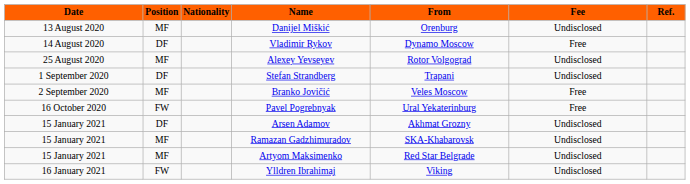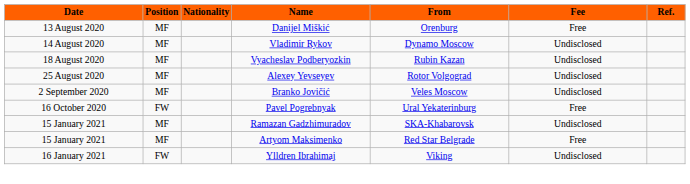(578, 28) Undisclosed -> (578, 28) Free
(162, 44) DF -> (162, 44) MF
(578, 44) Free -> (578, 44) Undisclosed
+ row: (301, 60)
- row: (301, 76)
(578, 92) Free -> (578, 92) Undisclosed
- row: (301, 124)
(578, 156) Undisclosed -> (578, 140) Free
